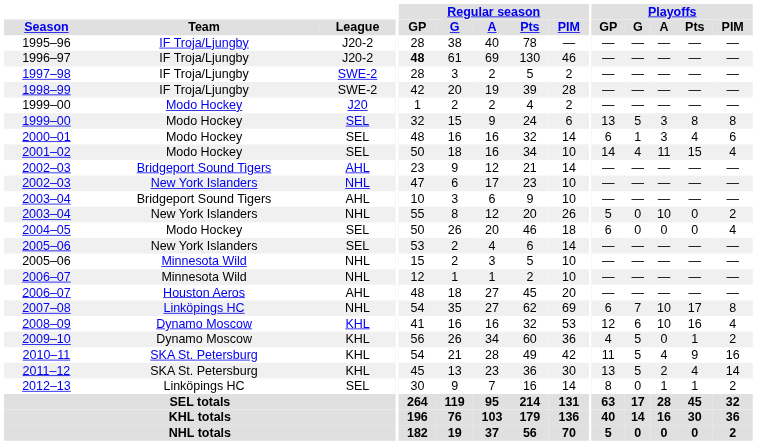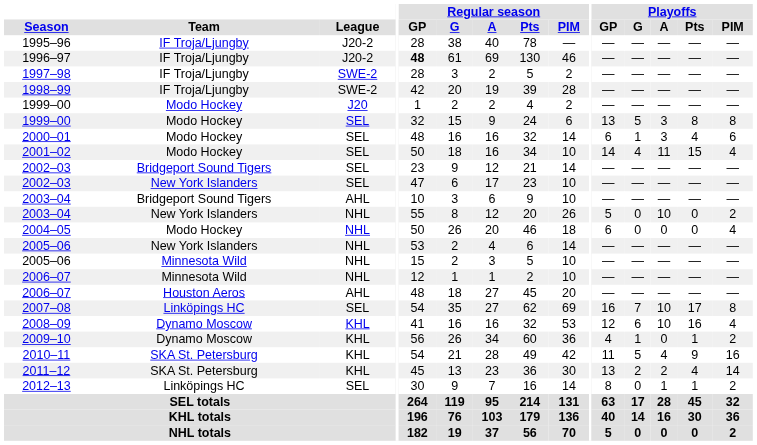(358, 167) AHL -> (358, 167) SEL
(358, 183) NHL -> (358, 183) SEL
(358, 230) SEL -> (358, 230) NHL
(358, 245) SEL -> (358, 245) NHL
(358, 308) NHL -> (358, 308) SEL
(608, 308) 6 -> (608, 308) 16
(638, 339) 5 -> (638, 339) 1
(638, 370) 5 -> (638, 370) 2
